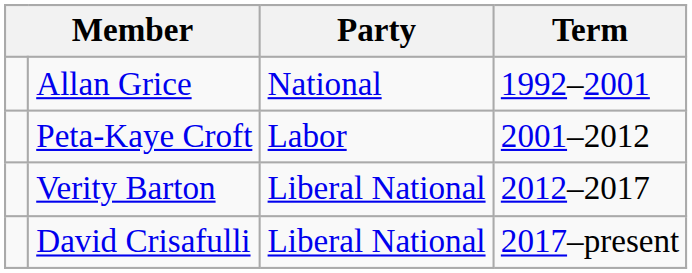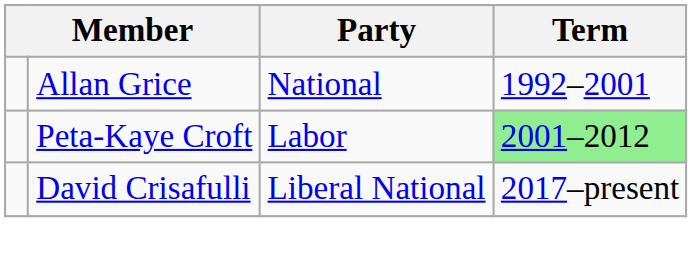(575, 135) no background -> (575, 135) lightgreen background
- row: (126, 188)
